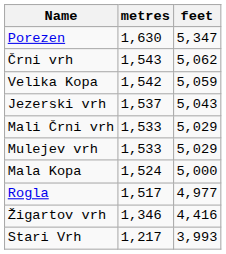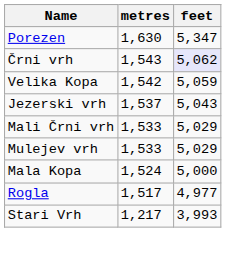(197, 60) no background -> (197, 60) lavender background
- row: (57, 216)
